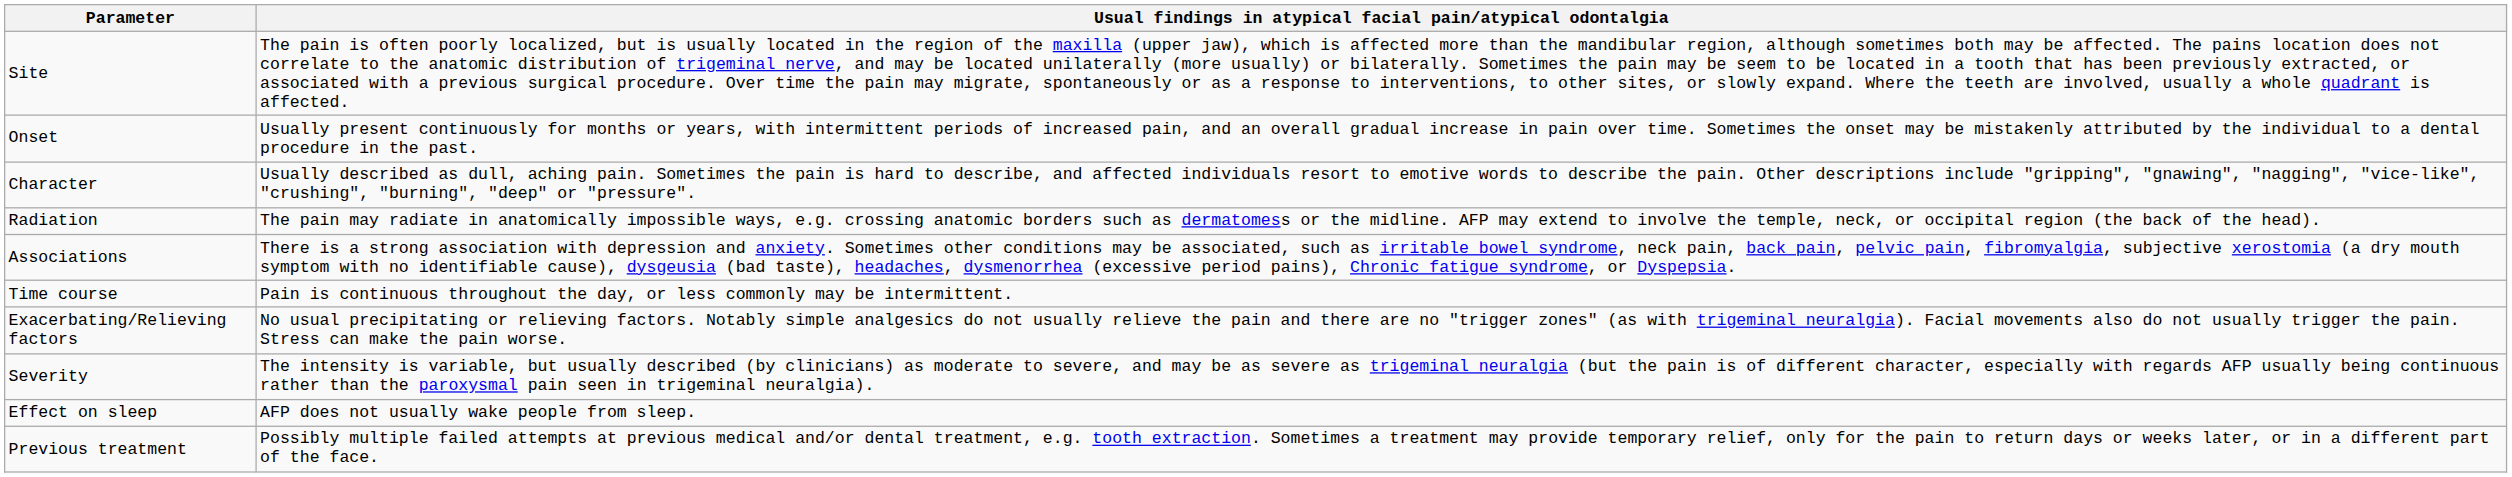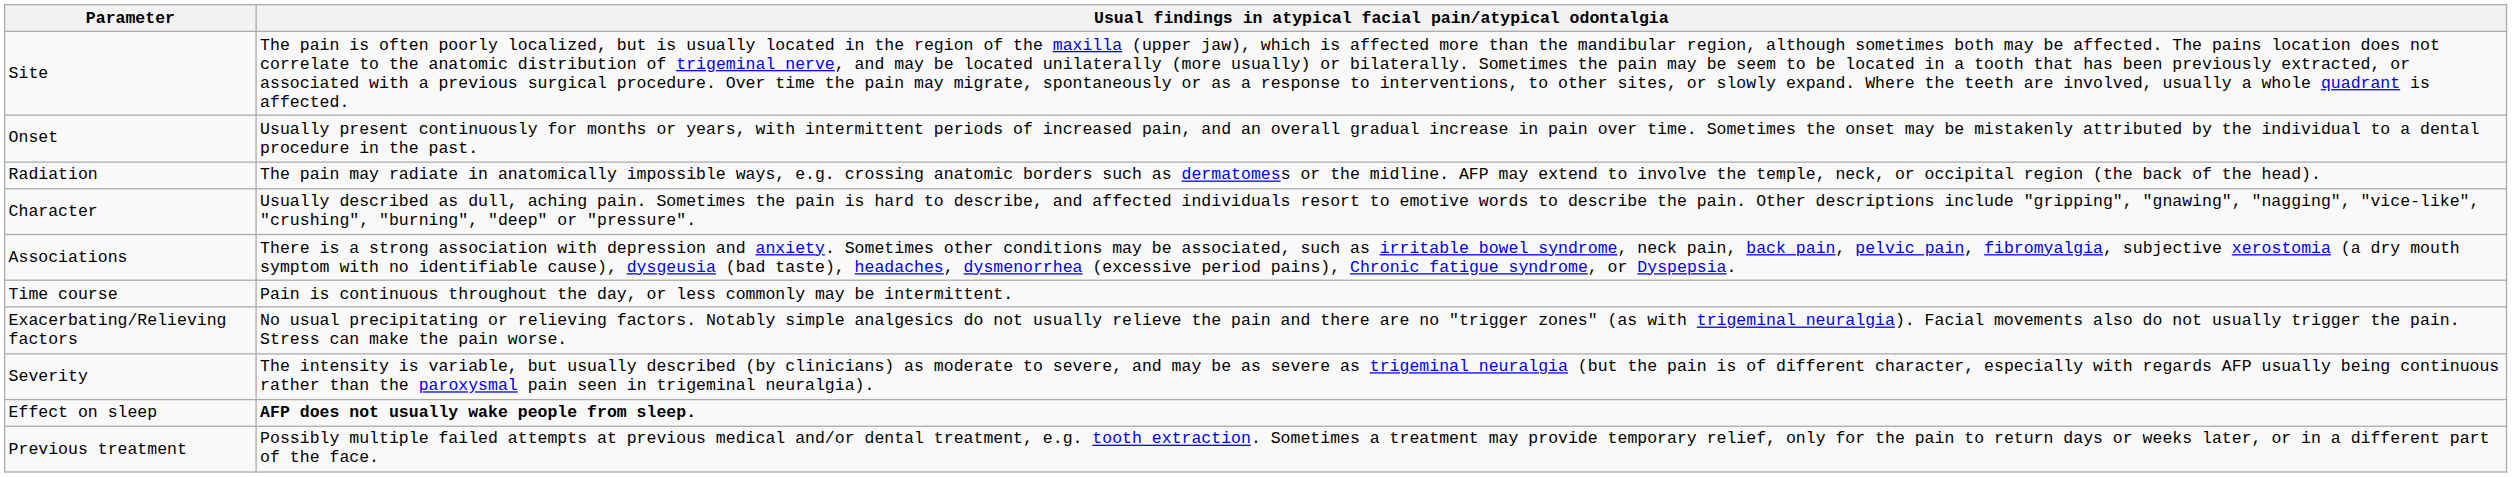rows swapped: (53, 185) <-> (53, 221)
(478, 413) normal -> (478, 413) bold
